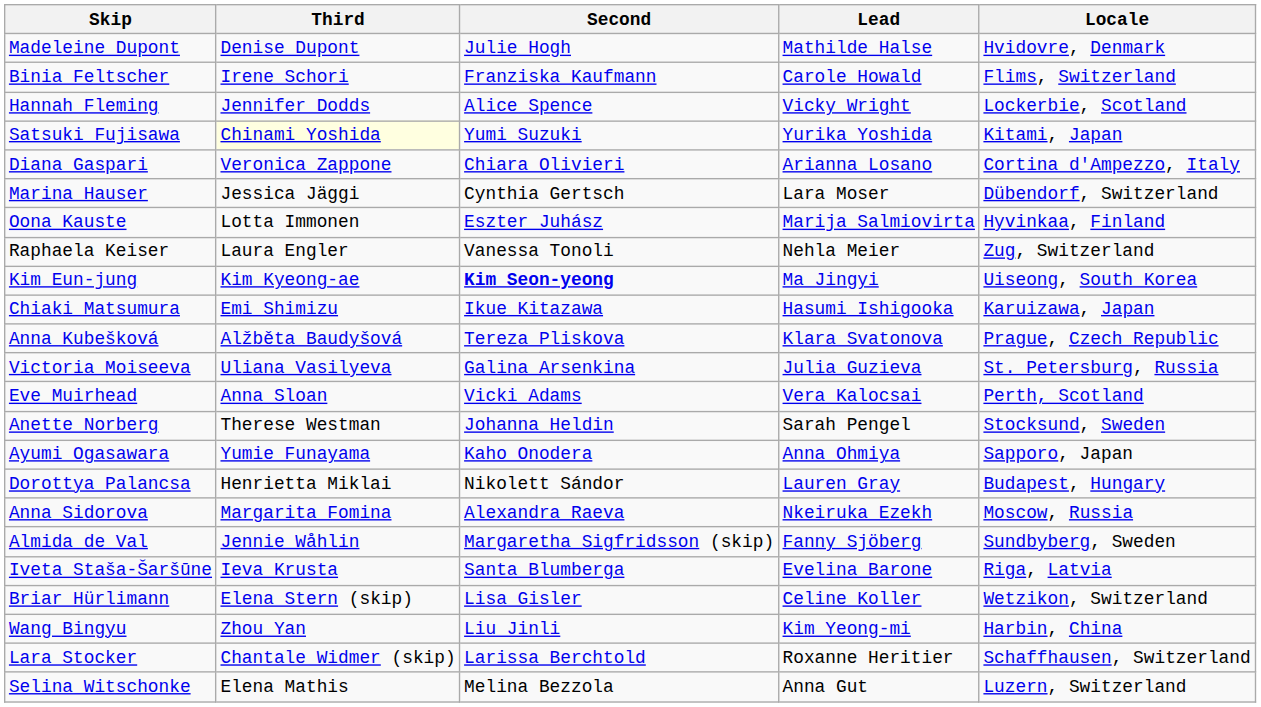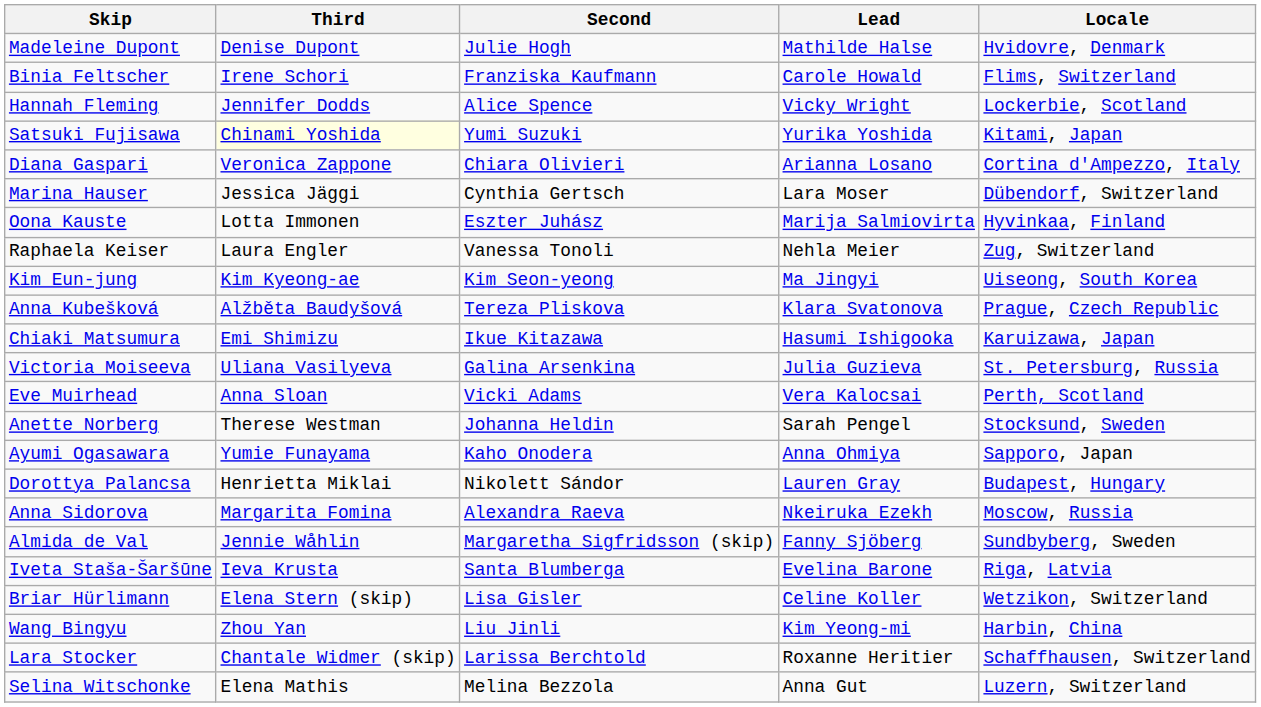(539, 280) bold -> (539, 280) normal
rows swapped: (84, 338) <-> (94, 309)
